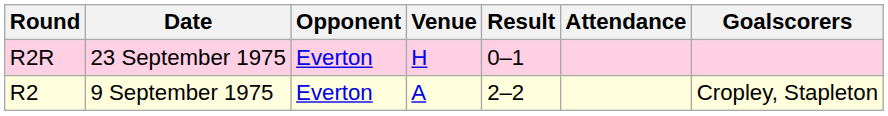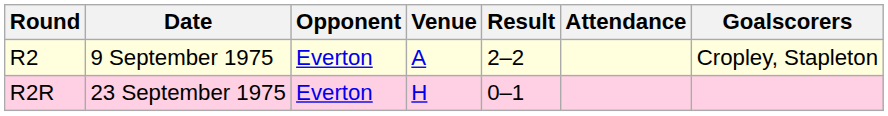rows swapped: (24, 92) <-> (32, 57)
